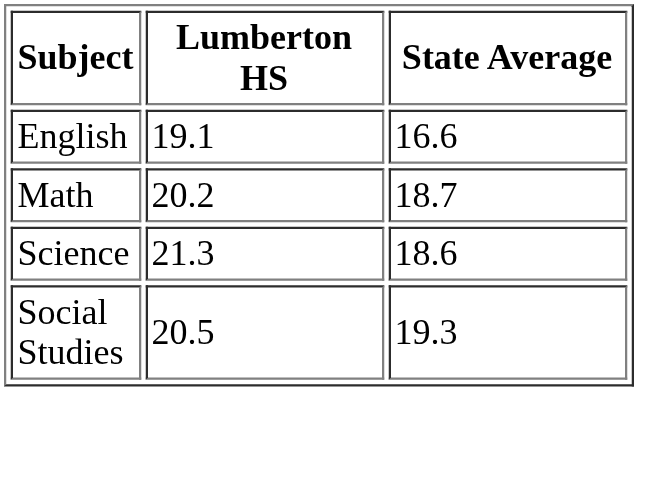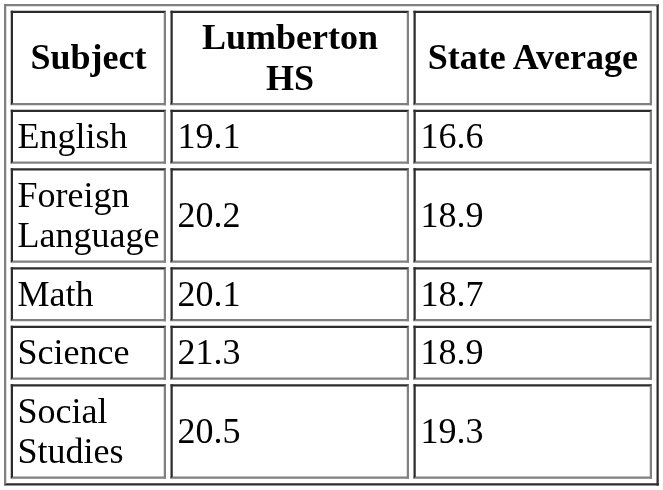+ row: (88, 214)
(183, 194) 20.2 -> (209, 293) 20.1
(426, 253) 18.6 -> (452, 352) 18.9
